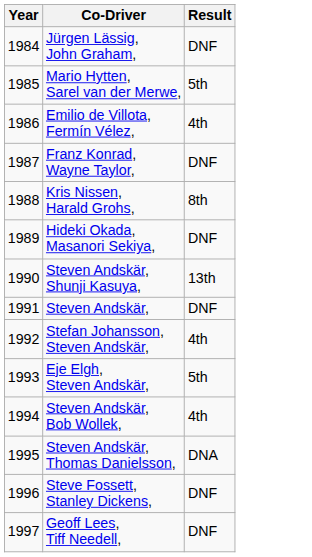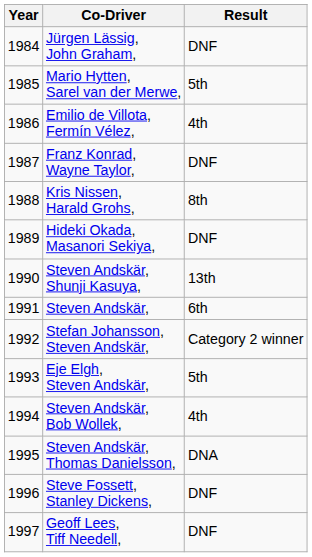(203, 308) DNF -> (198, 308) 6th
(198, 339) 4th -> (246, 339) Category 2 winner
